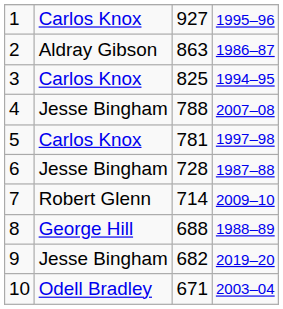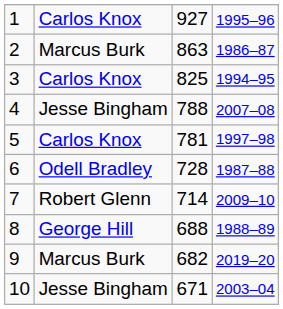(98, 49) Aldray Gibson -> (92, 49) Marcus Burk
(103, 169) Jesse Bingham -> (95, 169) Odell Bradley
(103, 259) Jesse Bingham -> (92, 259) Marcus Burk
(95, 288) Odell Bradley -> (103, 288) Jesse Bingham
